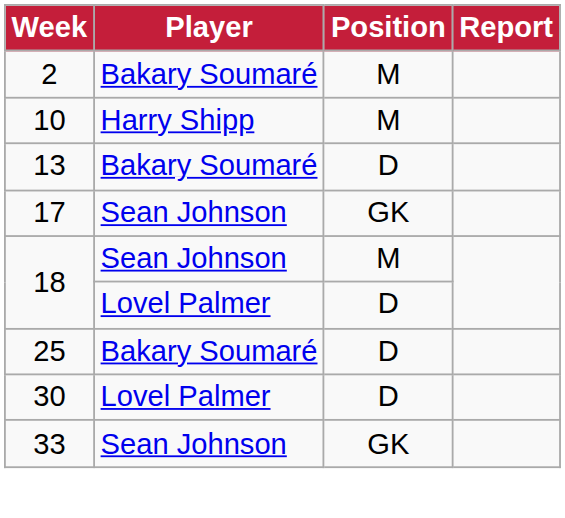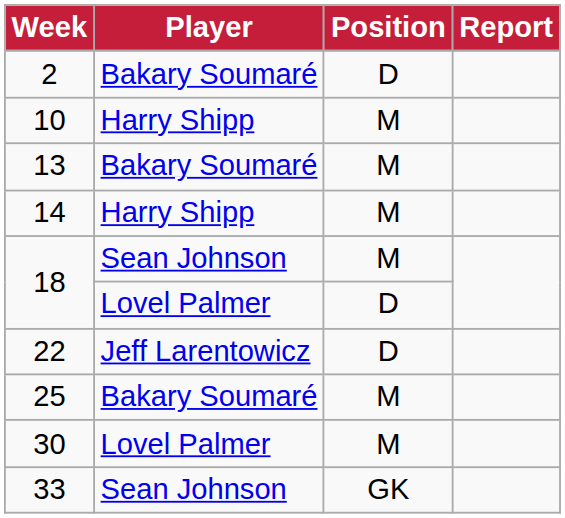(388, 73) M -> (388, 73) D
(388, 166) D -> (388, 166) M
+ row: (49, 212)
- row: (49, 212)
+ row: (49, 350)
(388, 350) D -> (388, 397) M
(388, 397) D -> (388, 443) M
